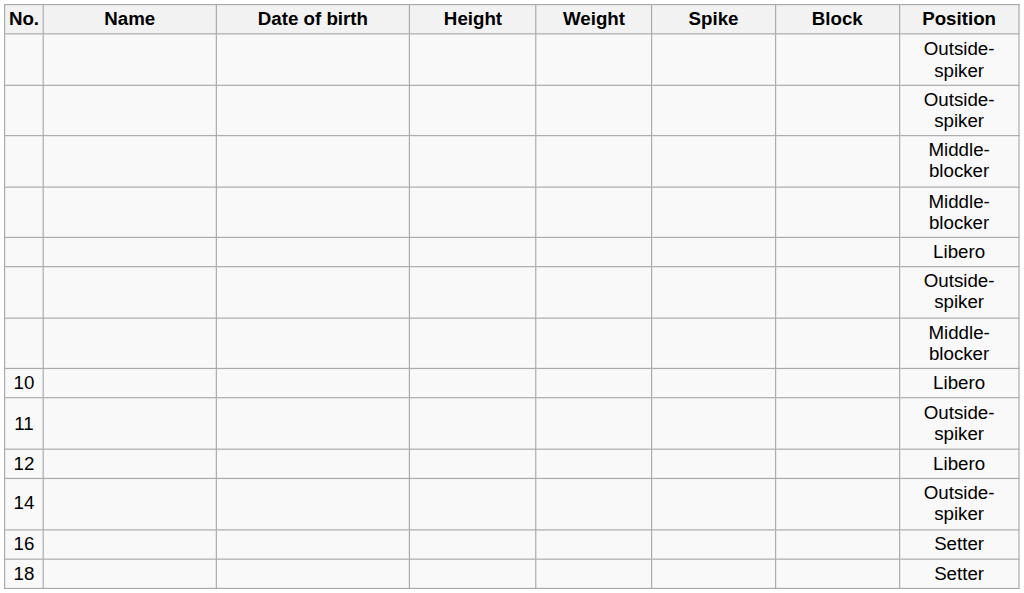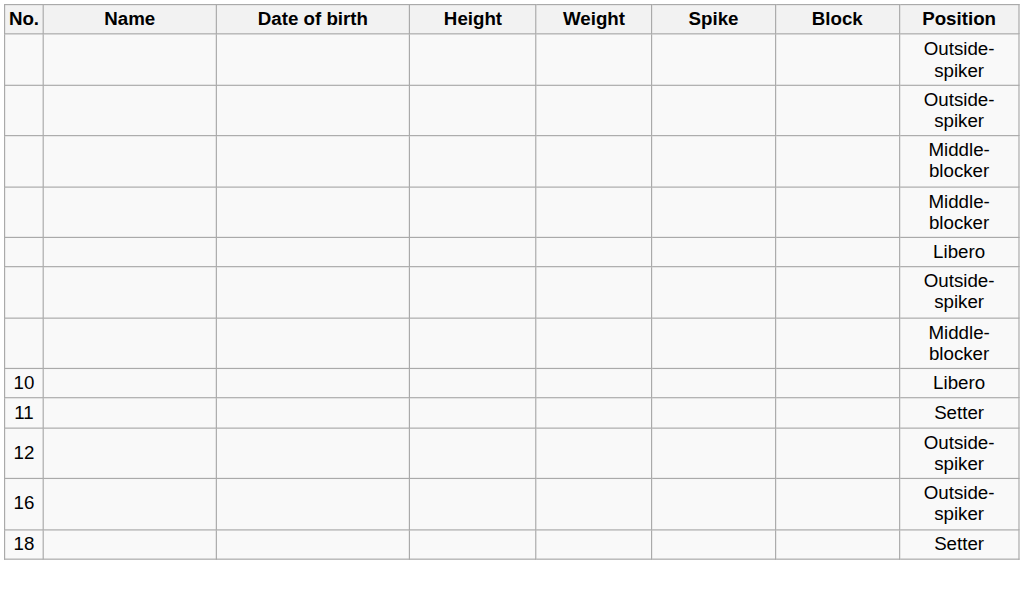(959, 423) Outside-spiker -> (959, 412) Setter
(959, 463) Libero -> (959, 453) Outside-spiker
- row: (24, 503)
(959, 544) Setter -> (959, 503) Outside-spiker
